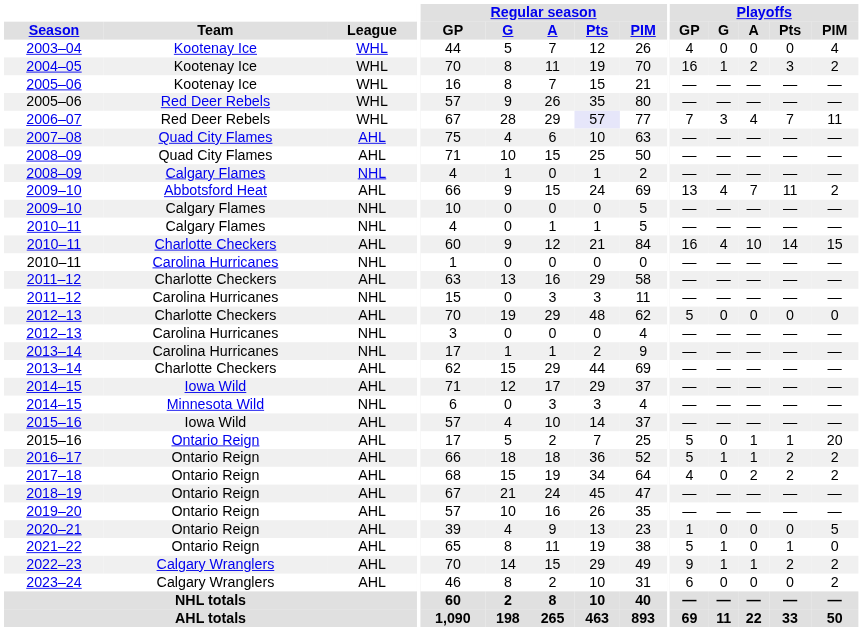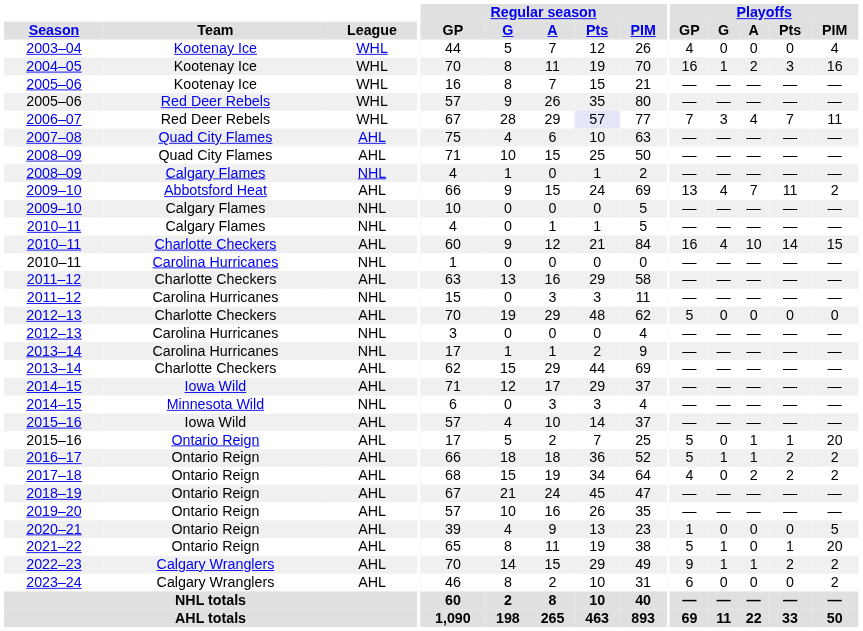(835, 66) 2 -> (835, 66) 16
(835, 546) 0 -> (835, 546) 20
